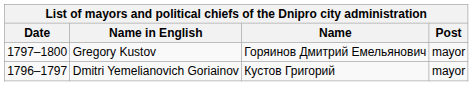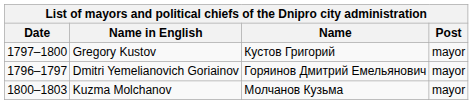(335, 52) Горяинов Дмитрий Емельянович -> (290, 52) Кустов Григорий
(290, 71) Кустов Григорий -> (335, 71) Горяинов Дмитрий Емельянович
+ row: (122, 90)
